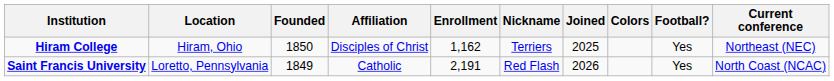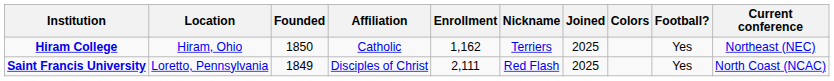(379, 47) Disciples of Christ -> (379, 47) Catholic
(379, 66) Catholic -> (379, 66) Disciples of Christ
(465, 66) 2,191 -> (465, 66) 2,111
(585, 66) 2026 -> (585, 66) 2025
